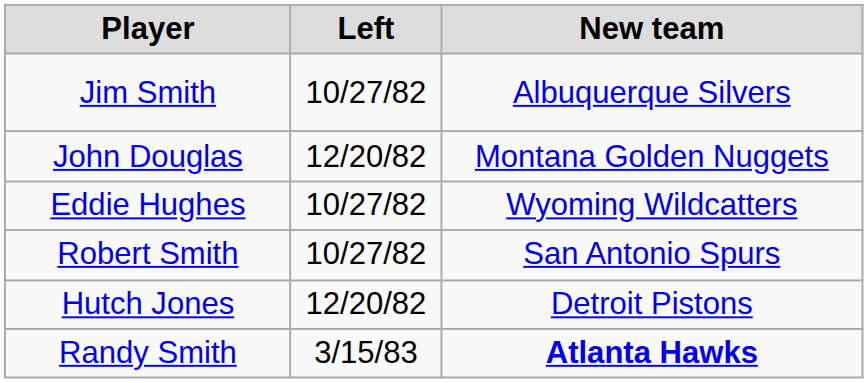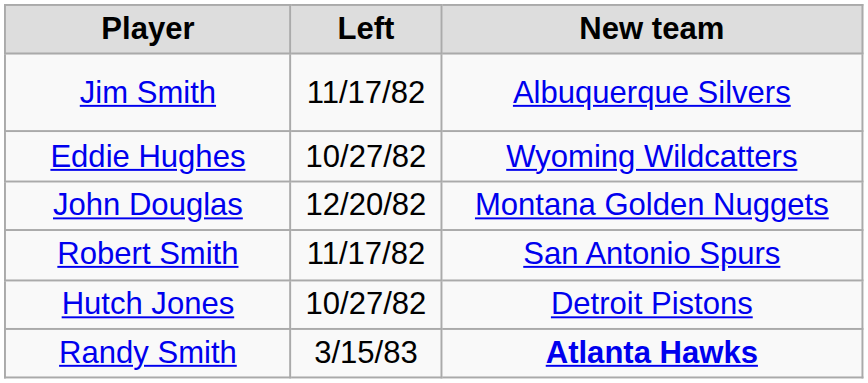(366, 92) 10/27/82 -> (366, 92) 11/17/82
rows swapped: (148, 205) <-> (148, 155)
(366, 254) 10/27/82 -> (366, 254) 11/17/82
(366, 303) 12/20/82 -> (366, 303) 10/27/82
